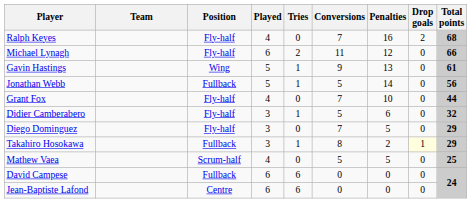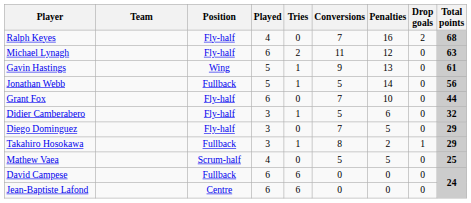(452, 53) 66 -> (452, 53) 63
(268, 99) 4 -> (268, 99) 6
(423, 144) lightyellow background -> (423, 144) no background
